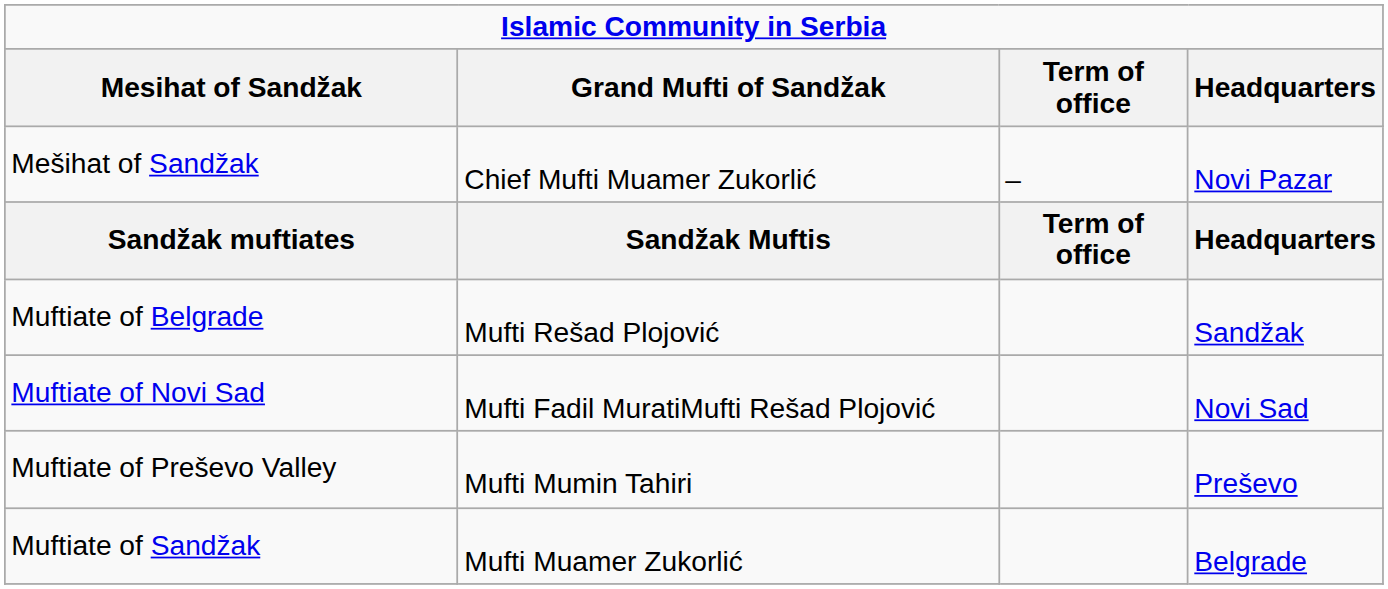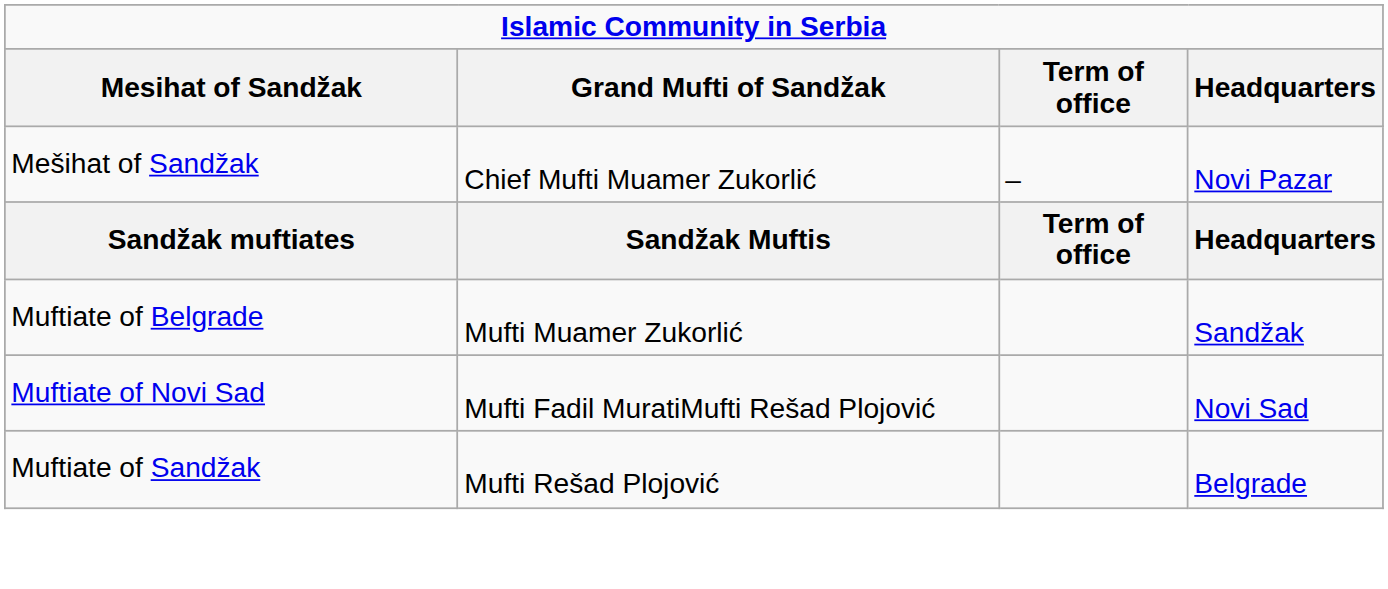(592, 332) Mufti Rešad Plojović -> (604, 332) Mufti Muamer Zukorlić
- row: (174, 469)
(604, 561) Mufti Muamer Zukorlić -> (592, 484) Mufti Rešad Plojović
